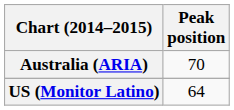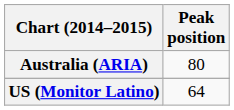(196, 64) 70 -> (196, 64) 80
